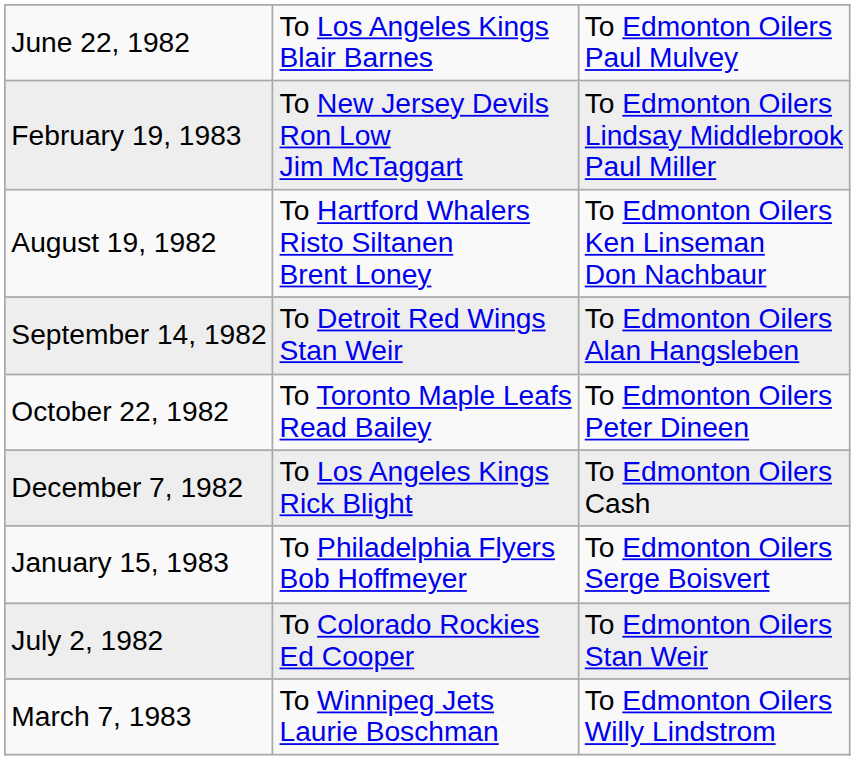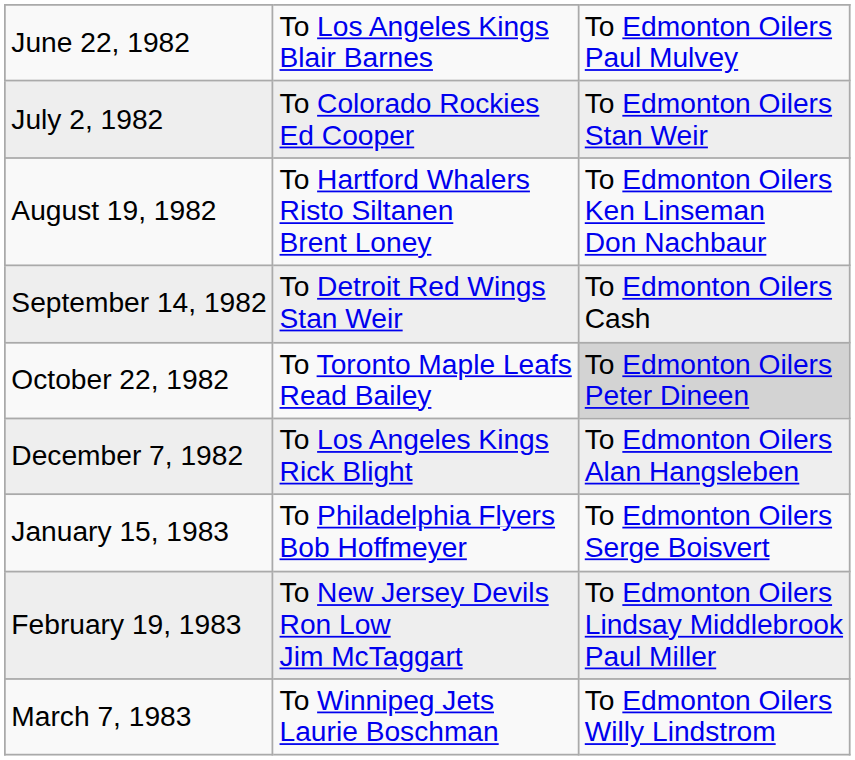rows swapped: (87, 640) <-> (126, 134)
(708, 335) To Edmonton Oilers Alan Hangsleben -> (708, 303) To Edmonton Oilers Cash
(708, 411) no background -> (708, 379) lightgrey background
(708, 487) To Edmonton Oilers Cash -> (708, 456) To Edmonton Oilers Alan Hangsleben
